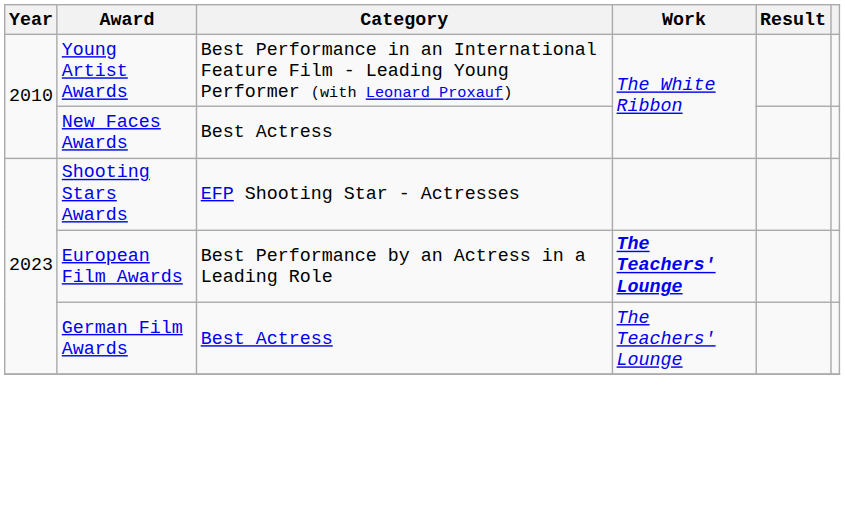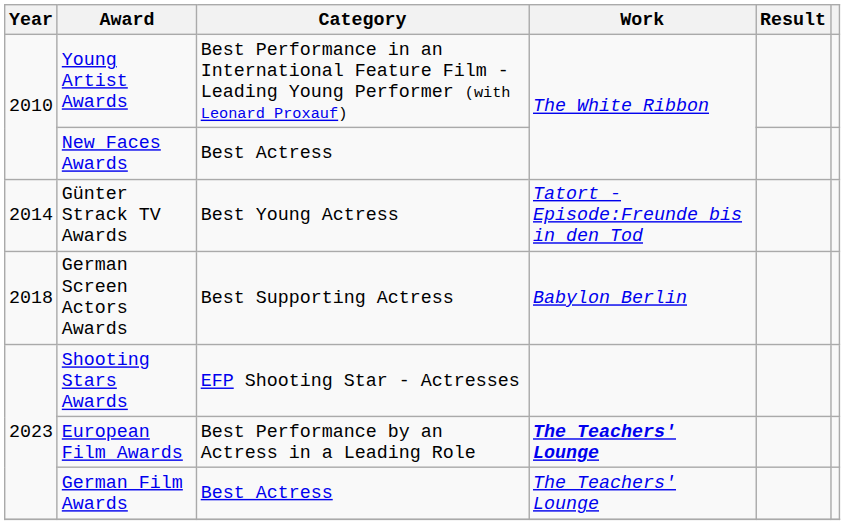+ row: (111, 215)
+ row: (95, 298)
